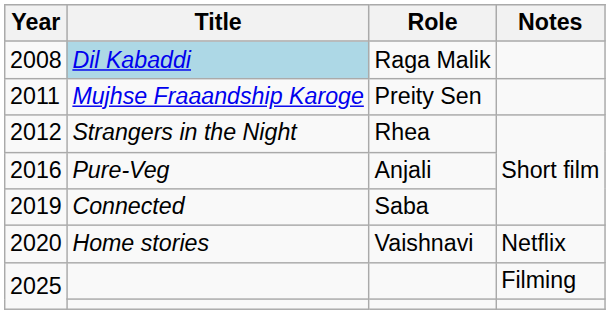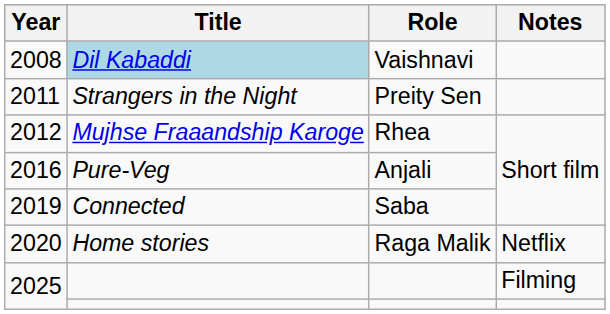(433, 59) Raga Malik -> (424, 59) Vaishnavi
(218, 96) Mujhse Fraaandship Karoge -> (185, 96) Strangers in the Night
(185, 133) Strangers in the Night -> (218, 133) Mujhse Fraaandship Karoge
(424, 243) Vaishnavi -> (433, 243) Raga Malik
